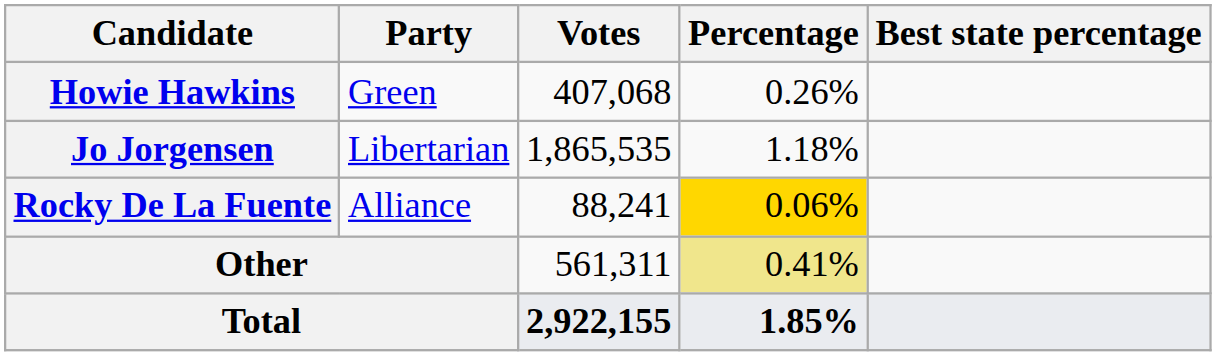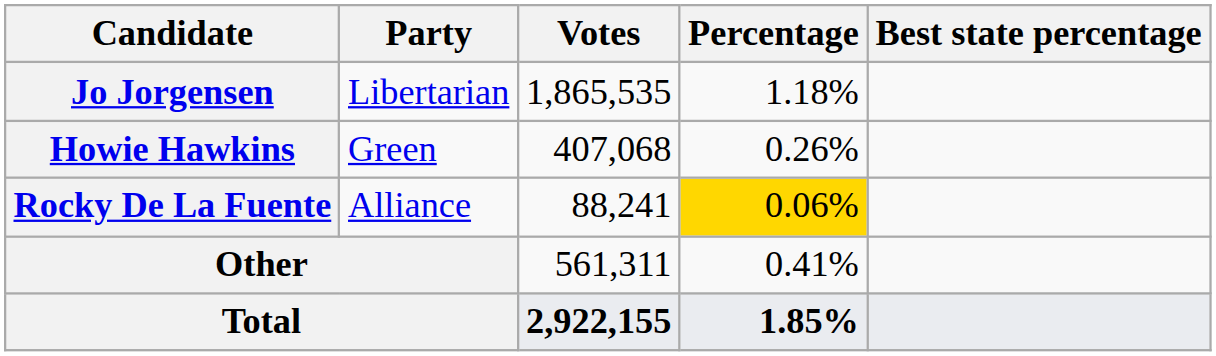rows swapped: (172, 148) <-> (172, 90)
(812, 263) khaki background -> (812, 263) no background
